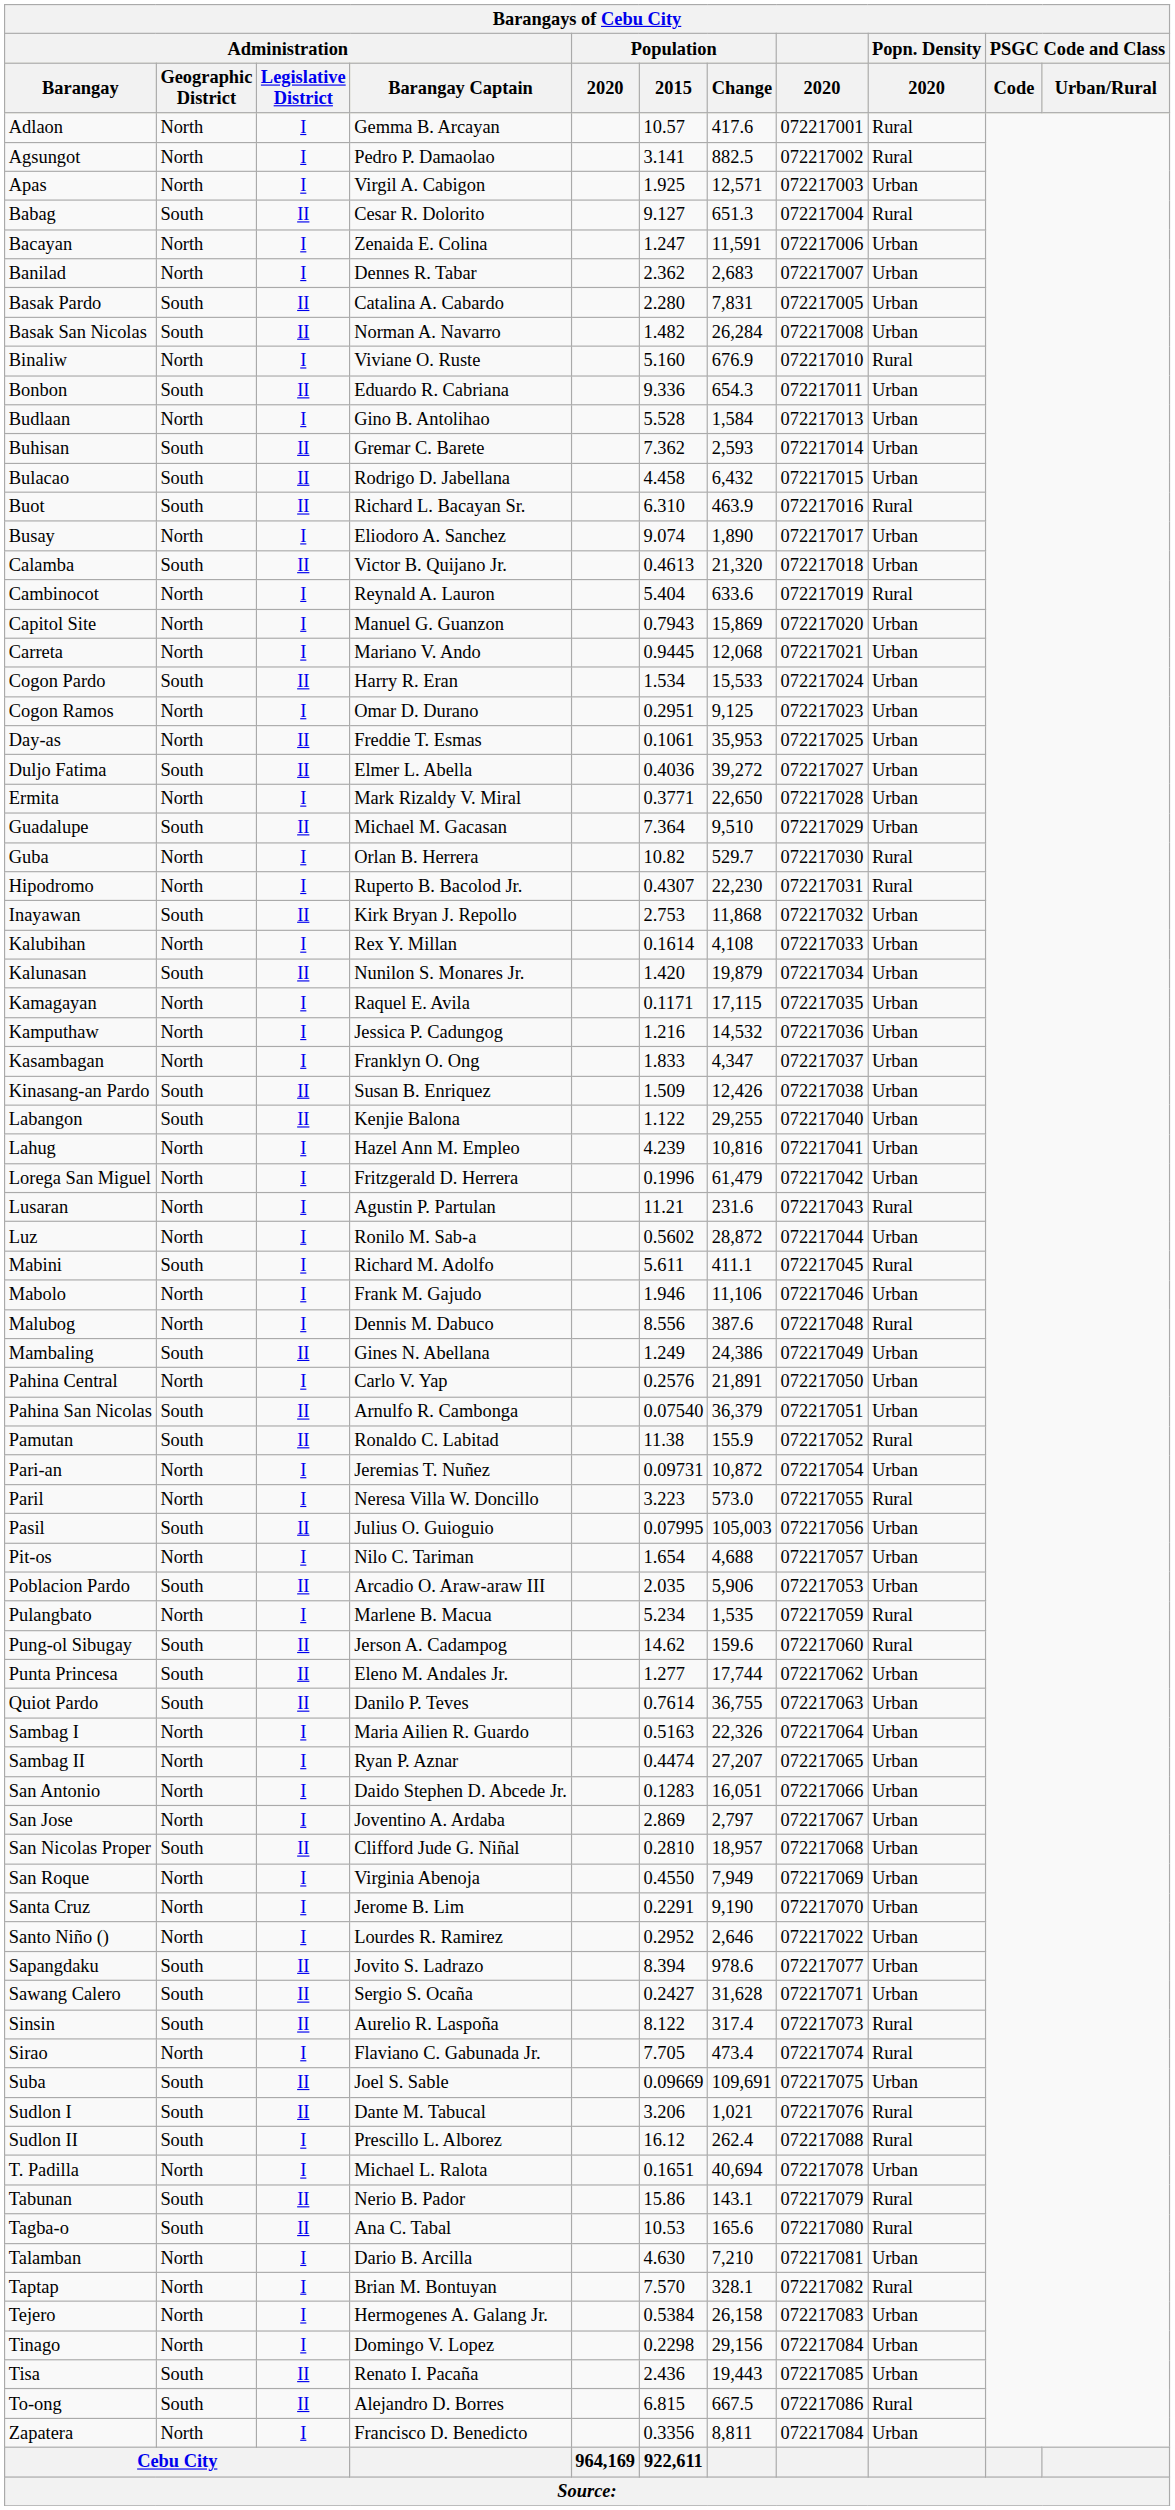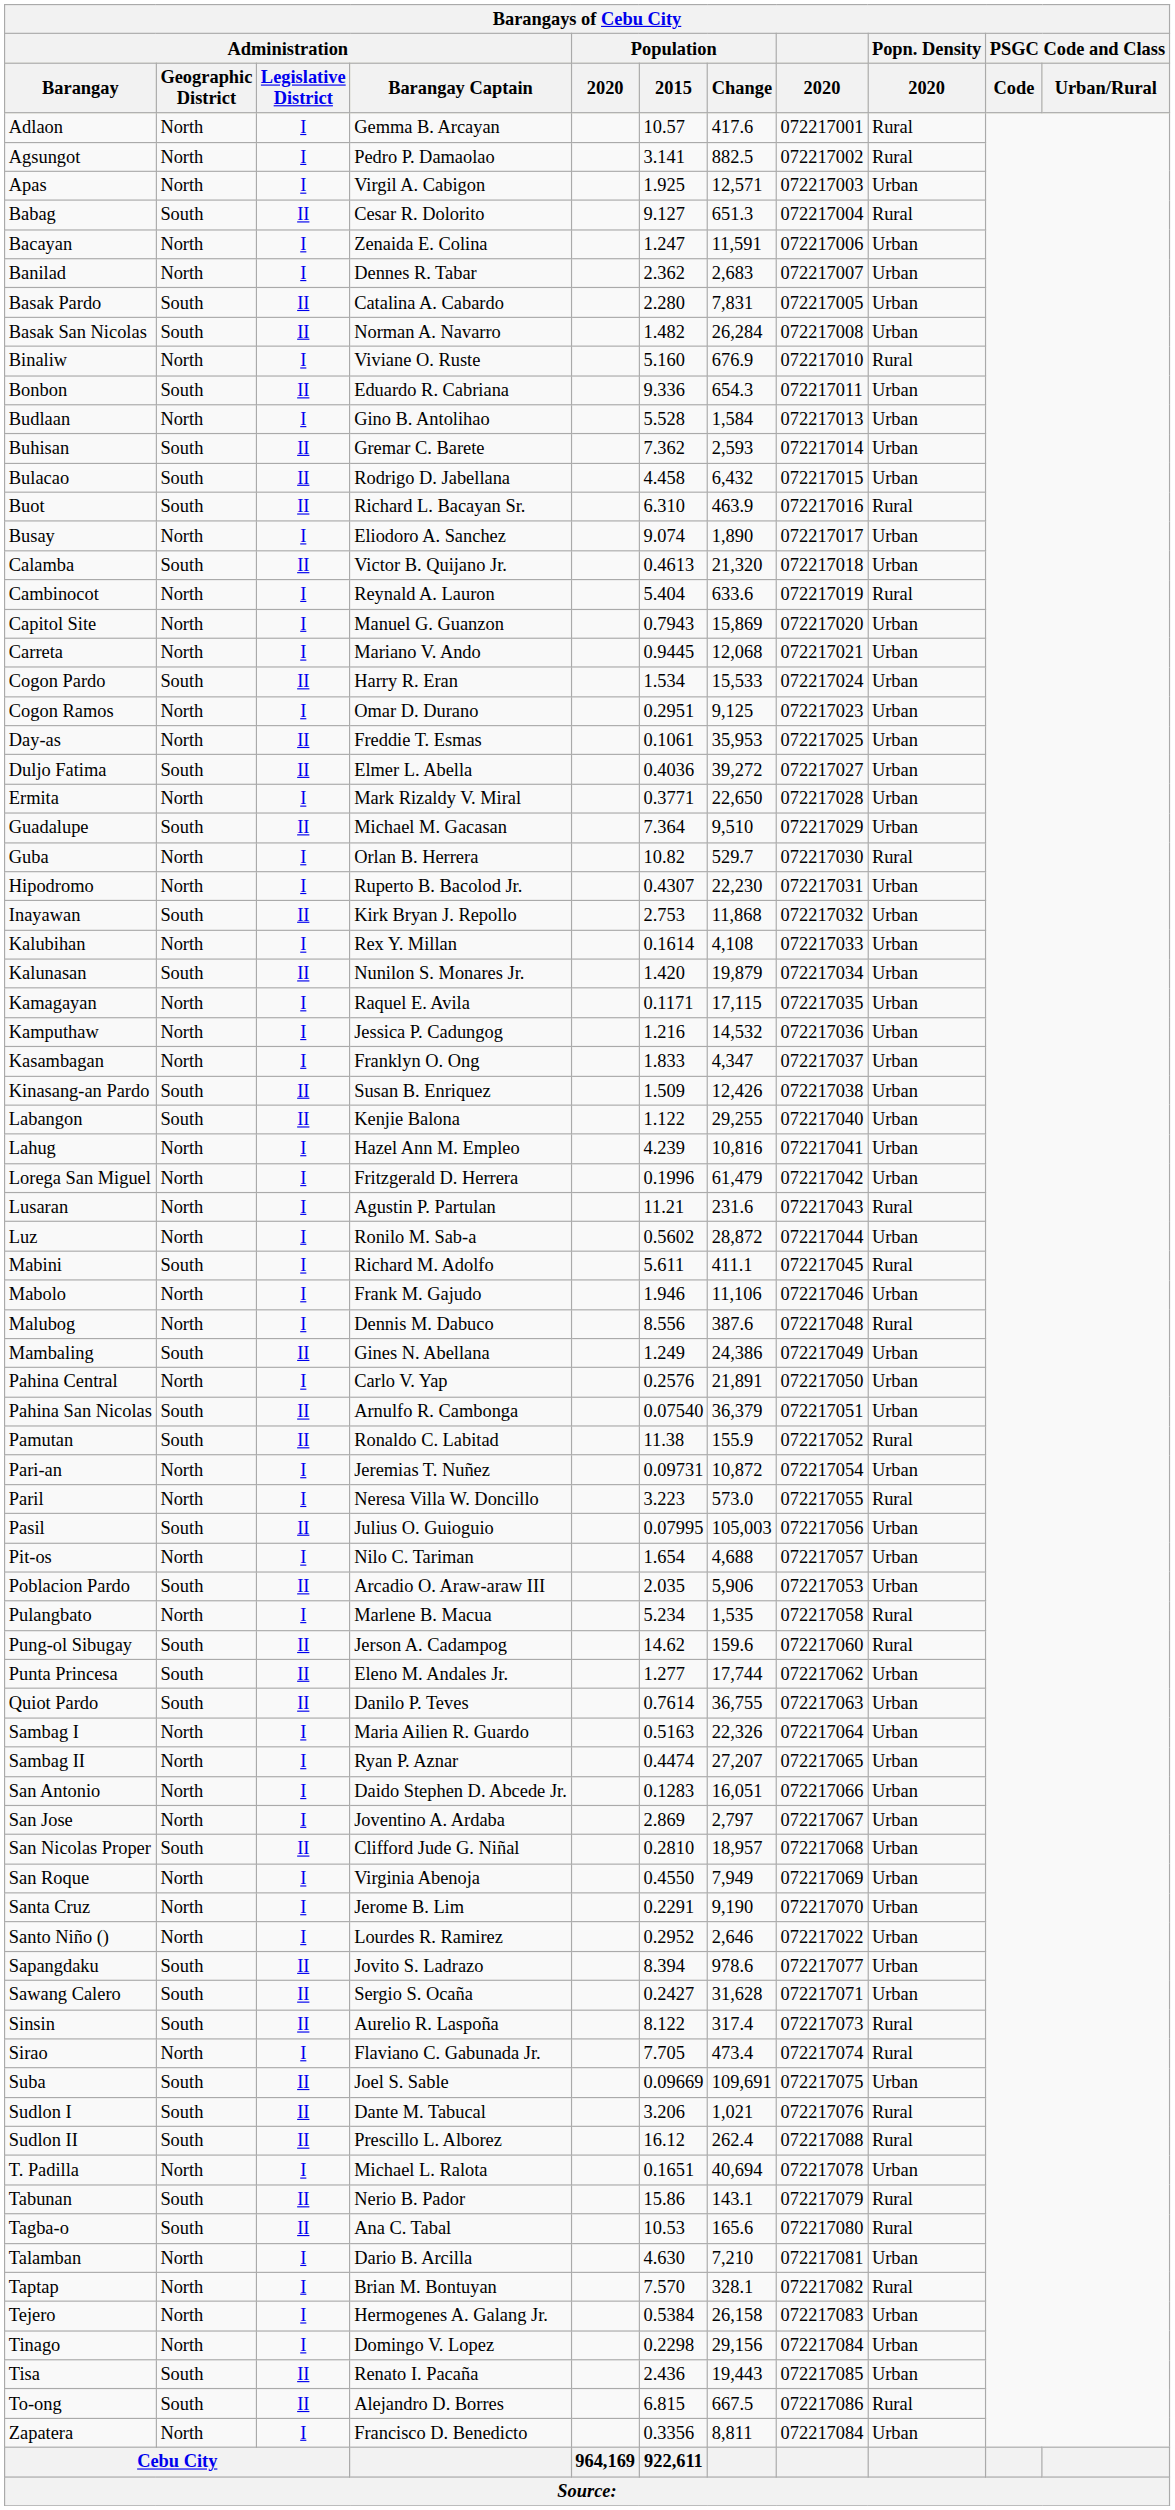(892, 886) Rural -> (895, 886) Urban
(822, 1615) 072217059 -> (822, 1615) 072217058
(303, 2140) I -> (303, 2140) II
